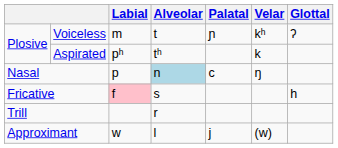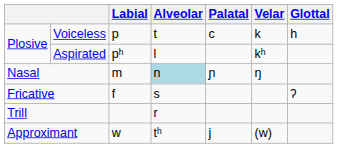(117, 34) m -> (115, 34) p
(212, 34) ɲ -> (212, 34) c
(260, 34) kʰ -> (258, 34) k
(293, 34) ʔ -> (294, 34) h
(158, 53) tʰ -> (155, 53) l
(258, 53) k -> (260, 53) kʰ
(115, 73) p -> (117, 73) m
(212, 73) c -> (212, 73) ɲ
(113, 93) pink background -> (113, 93) no background
(294, 93) h -> (293, 93) ʔ
(155, 133) l -> (158, 133) tʰ
